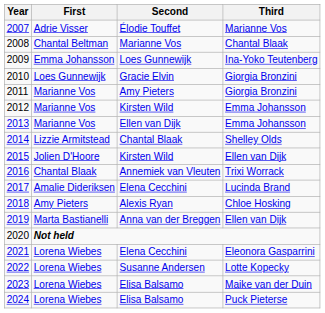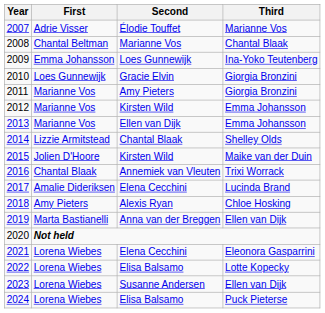(256, 156) Ellen van Dijk -> (269, 156) Maike van der Duin
(162, 268) Susanne Andersen -> (152, 268) Elisa Balsamo
(152, 284) Elisa Balsamo -> (162, 284) Susanne Andersen
(269, 284) Maike van der Duin -> (256, 284) Ellen van Dijk
